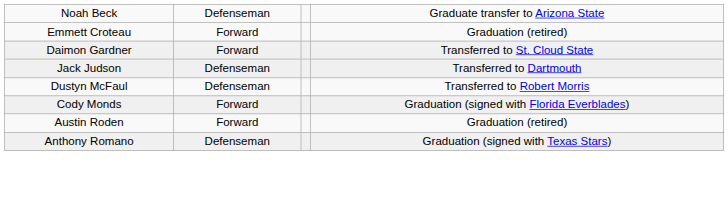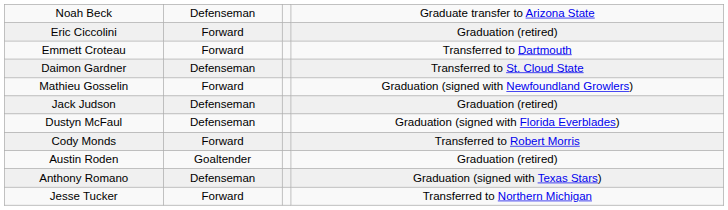+ row: (84, 31)
(517, 31) Graduation (retired) -> (507, 50) Transferred to Dartmouth
(237, 50) Forward -> (223, 68) Defenseman
+ row: (84, 86)
(517, 68) Transferred to Dartmouth -> (507, 104) Graduation (retired)
(517, 86) Transferred to Robert Morris -> (507, 123) Graduation (signed with Florida Everblades)
(517, 104) Graduation (signed with Florida Everblades) -> (507, 141) Transferred to Robert Morris
(237, 123) Forward -> (223, 159) Goaltender
+ row: (84, 196)
